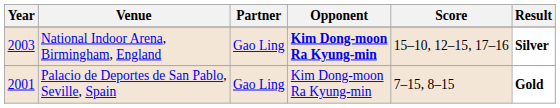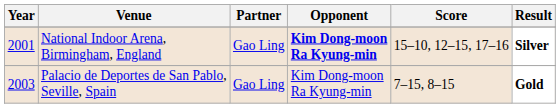(21, 46) 2003 -> (21, 46) 2001
(21, 84) 2001 -> (21, 84) 2003
